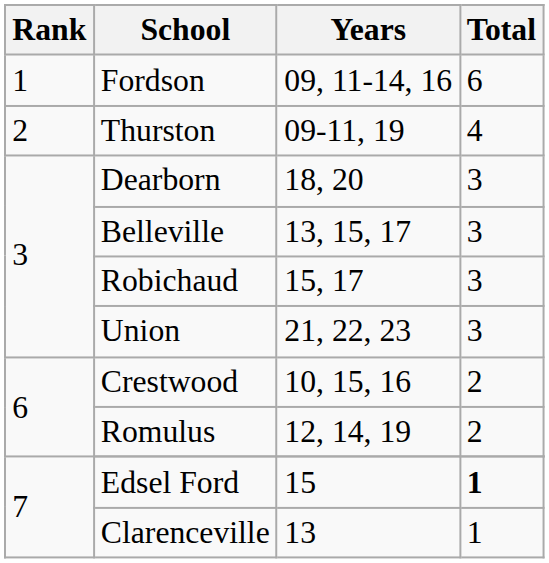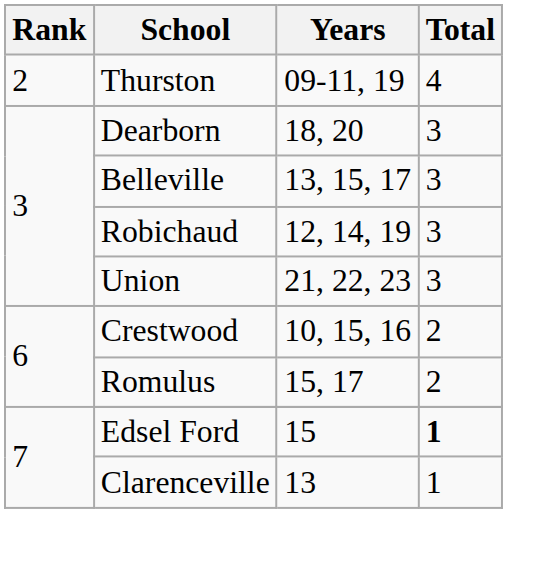- row: (153, 79)
(324, 280) 15, 17 -> (348, 230) 12, 14, 19
(348, 431) 12, 14, 19 -> (324, 381) 15, 17
